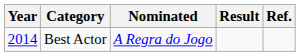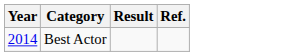- column: (163, 16)
